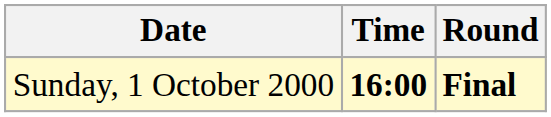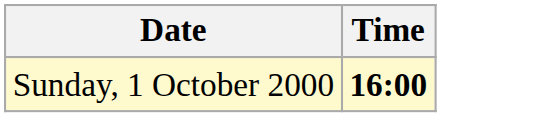- column: (490, 30)
